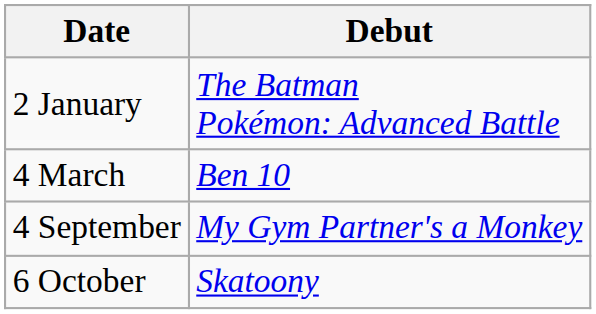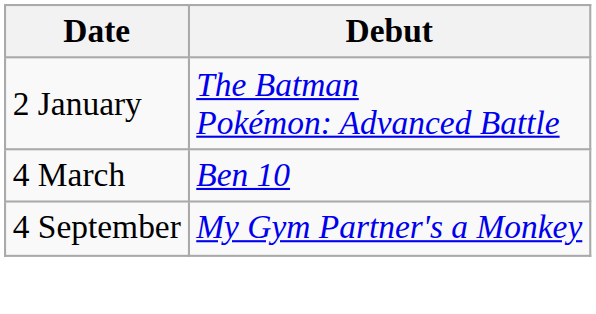- row: (79, 280)
